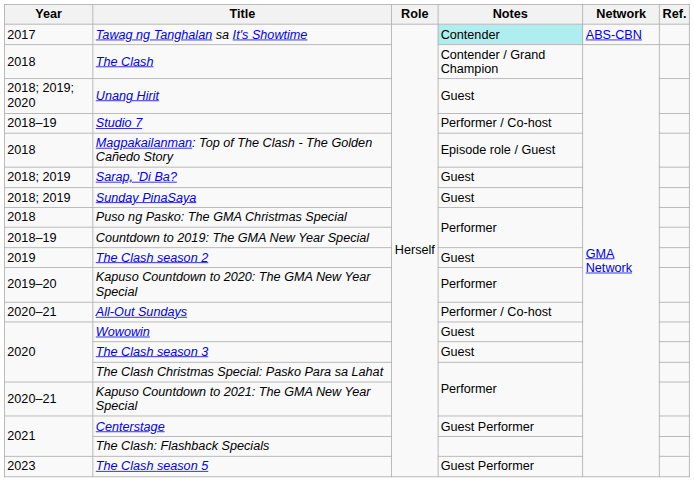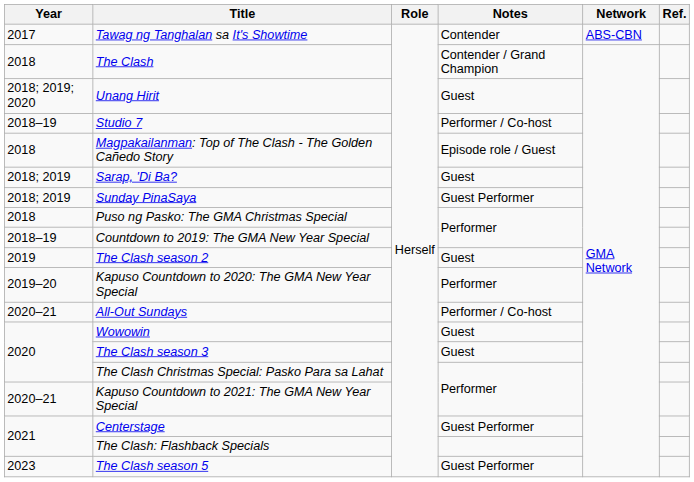(470, 34) paleturquoise background -> (470, 34) no background
(457, 197) Guest -> (487, 197) Guest Performer
